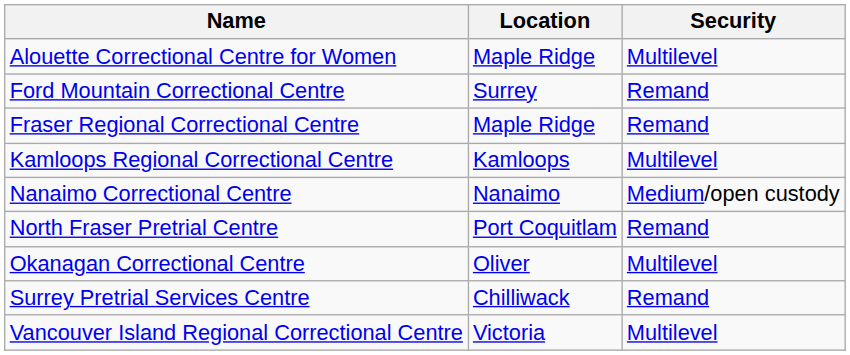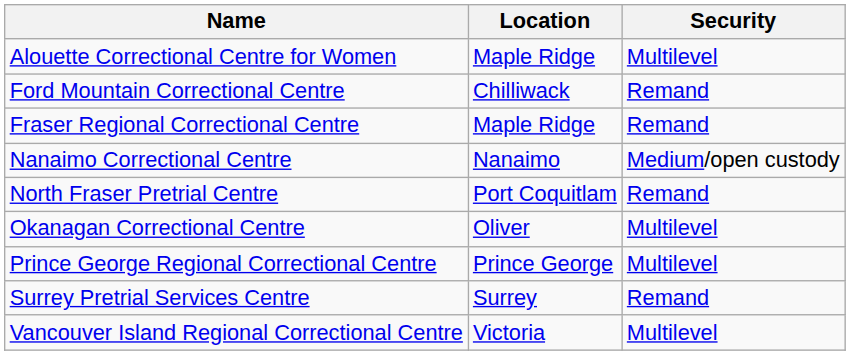(505, 90) Surrey -> (521, 90) Chilliwack
- row: (201, 159)
+ row: (223, 263)
(521, 297) Chilliwack -> (505, 297) Surrey
